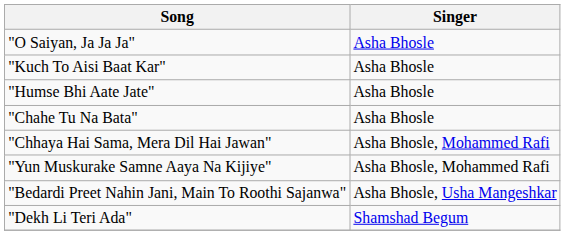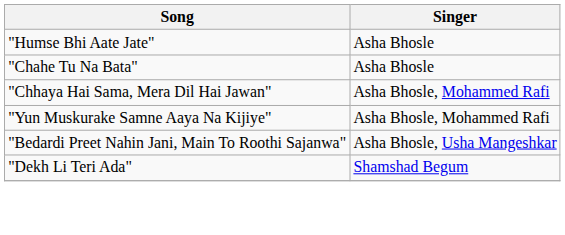- row: (72, 42)
- row: (87, 67)
